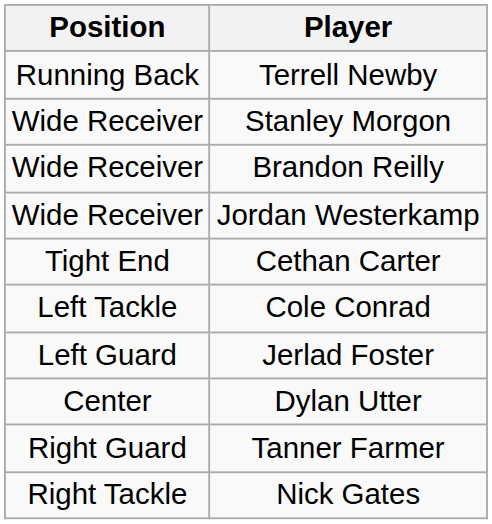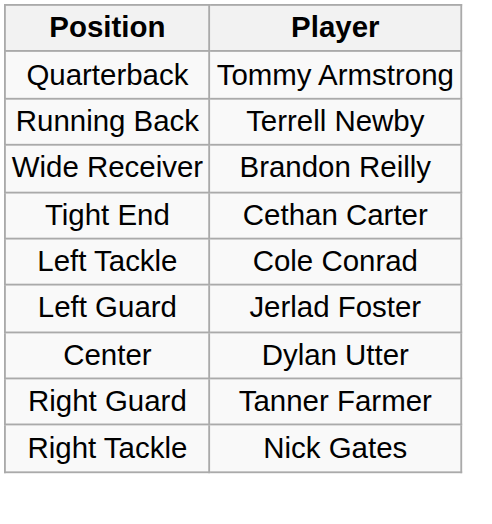+ row: (335, 74)
- row: (348, 121)
- row: (348, 214)
